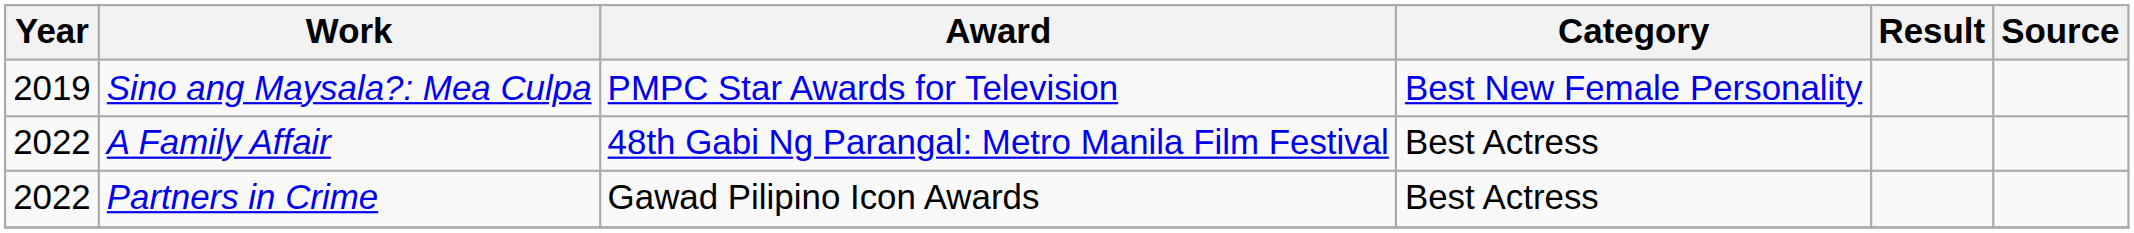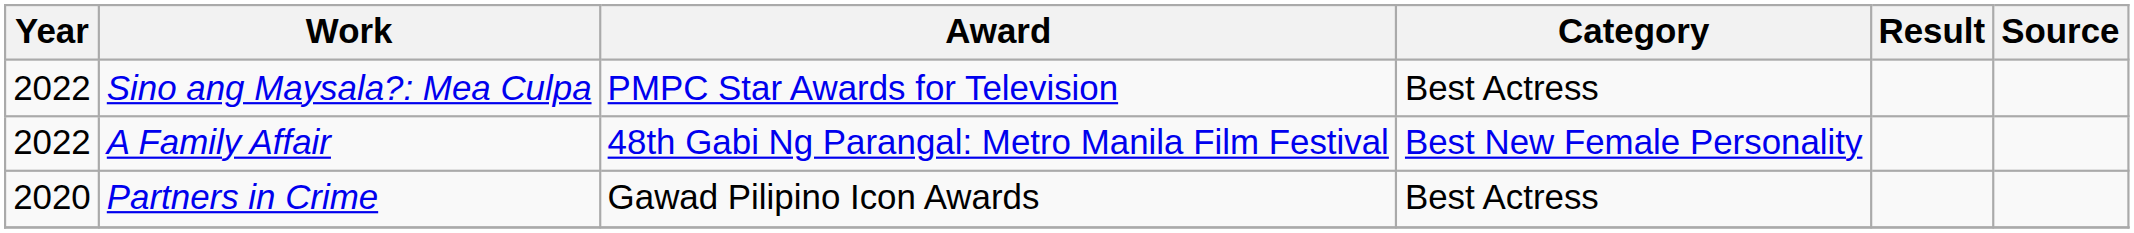(52, 87) 2019 -> (52, 87) 2022
(1634, 87) Best New Female Personality -> (1502, 87) Best Actress
(1502, 142) Best Actress -> (1634, 142) Best New Female Personality
(52, 198) 2022 -> (52, 198) 2020
